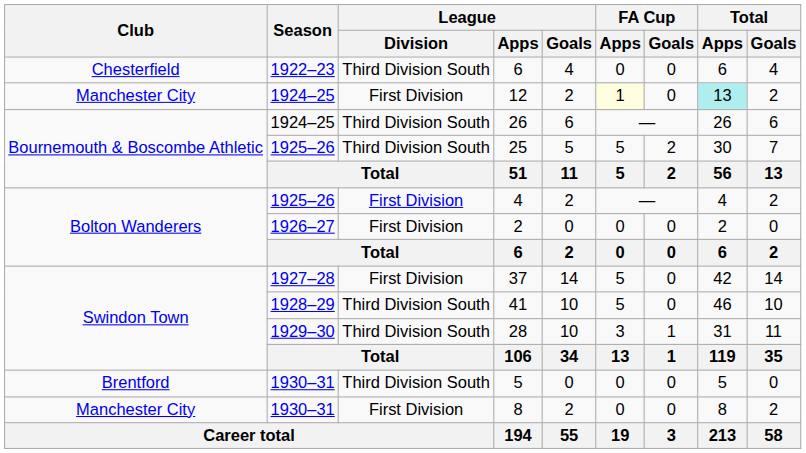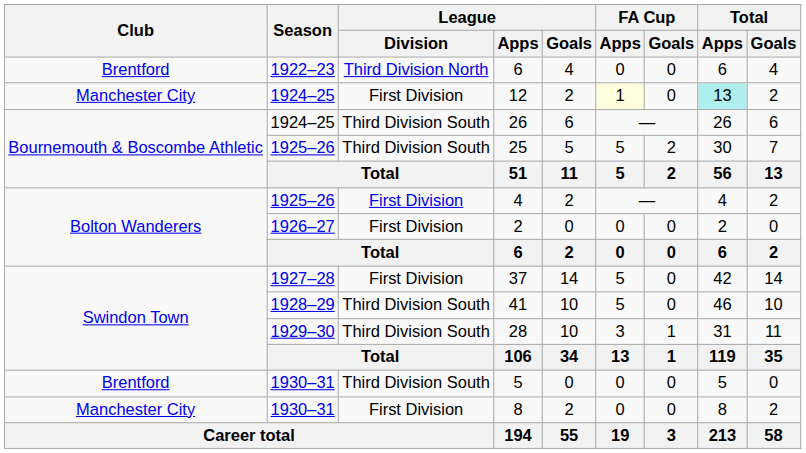(136, 69) Chesterfield -> (136, 69) Brentford
(416, 69) Third Division South -> (416, 69) Third Division North
